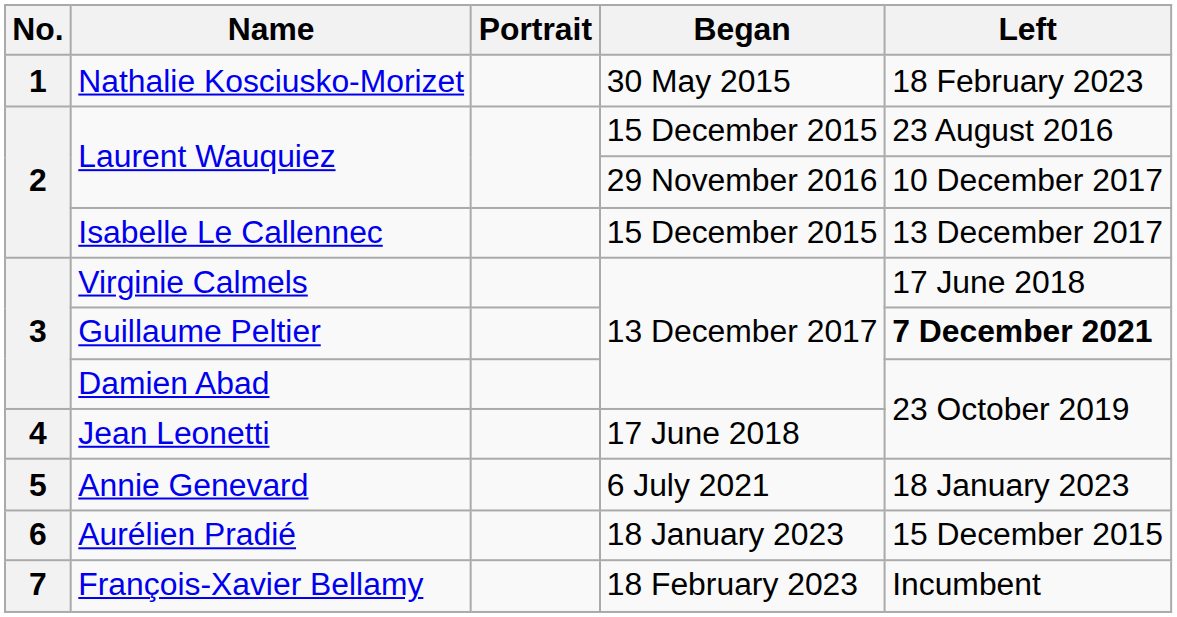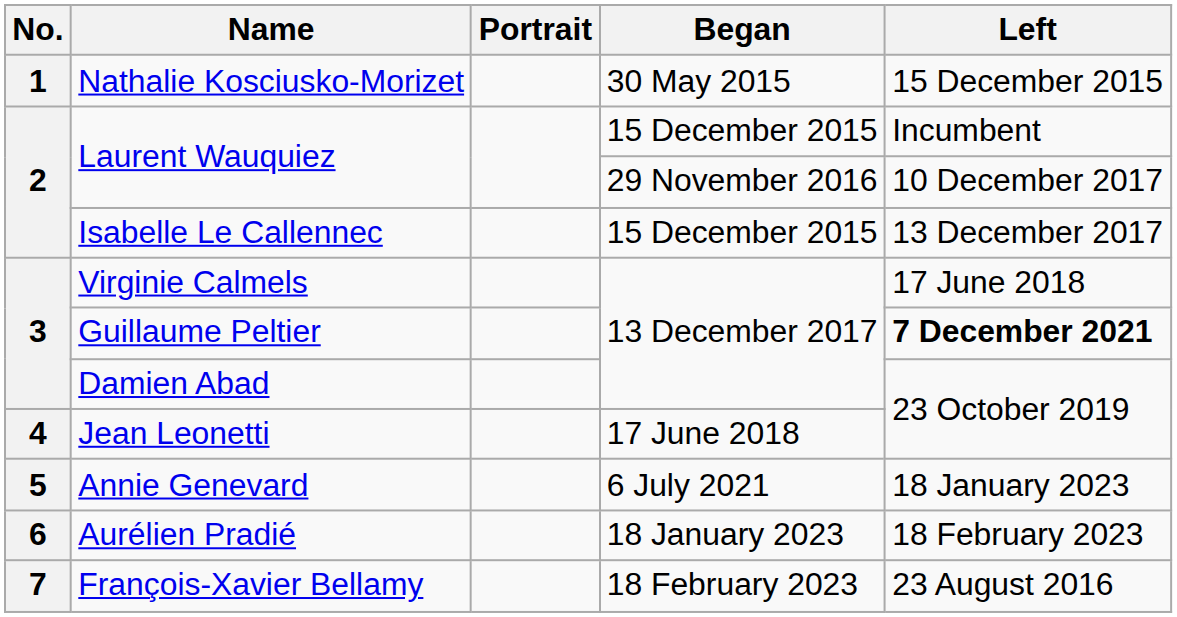(1018, 80) 18 February 2023 -> (1028, 80) 15 December 2015
(1003, 130) 23 August 2016 -> (967, 130) Incumbent
(1028, 534) 15 December 2015 -> (1018, 534) 18 February 2023
(967, 585) Incumbent -> (1003, 585) 23 August 2016
